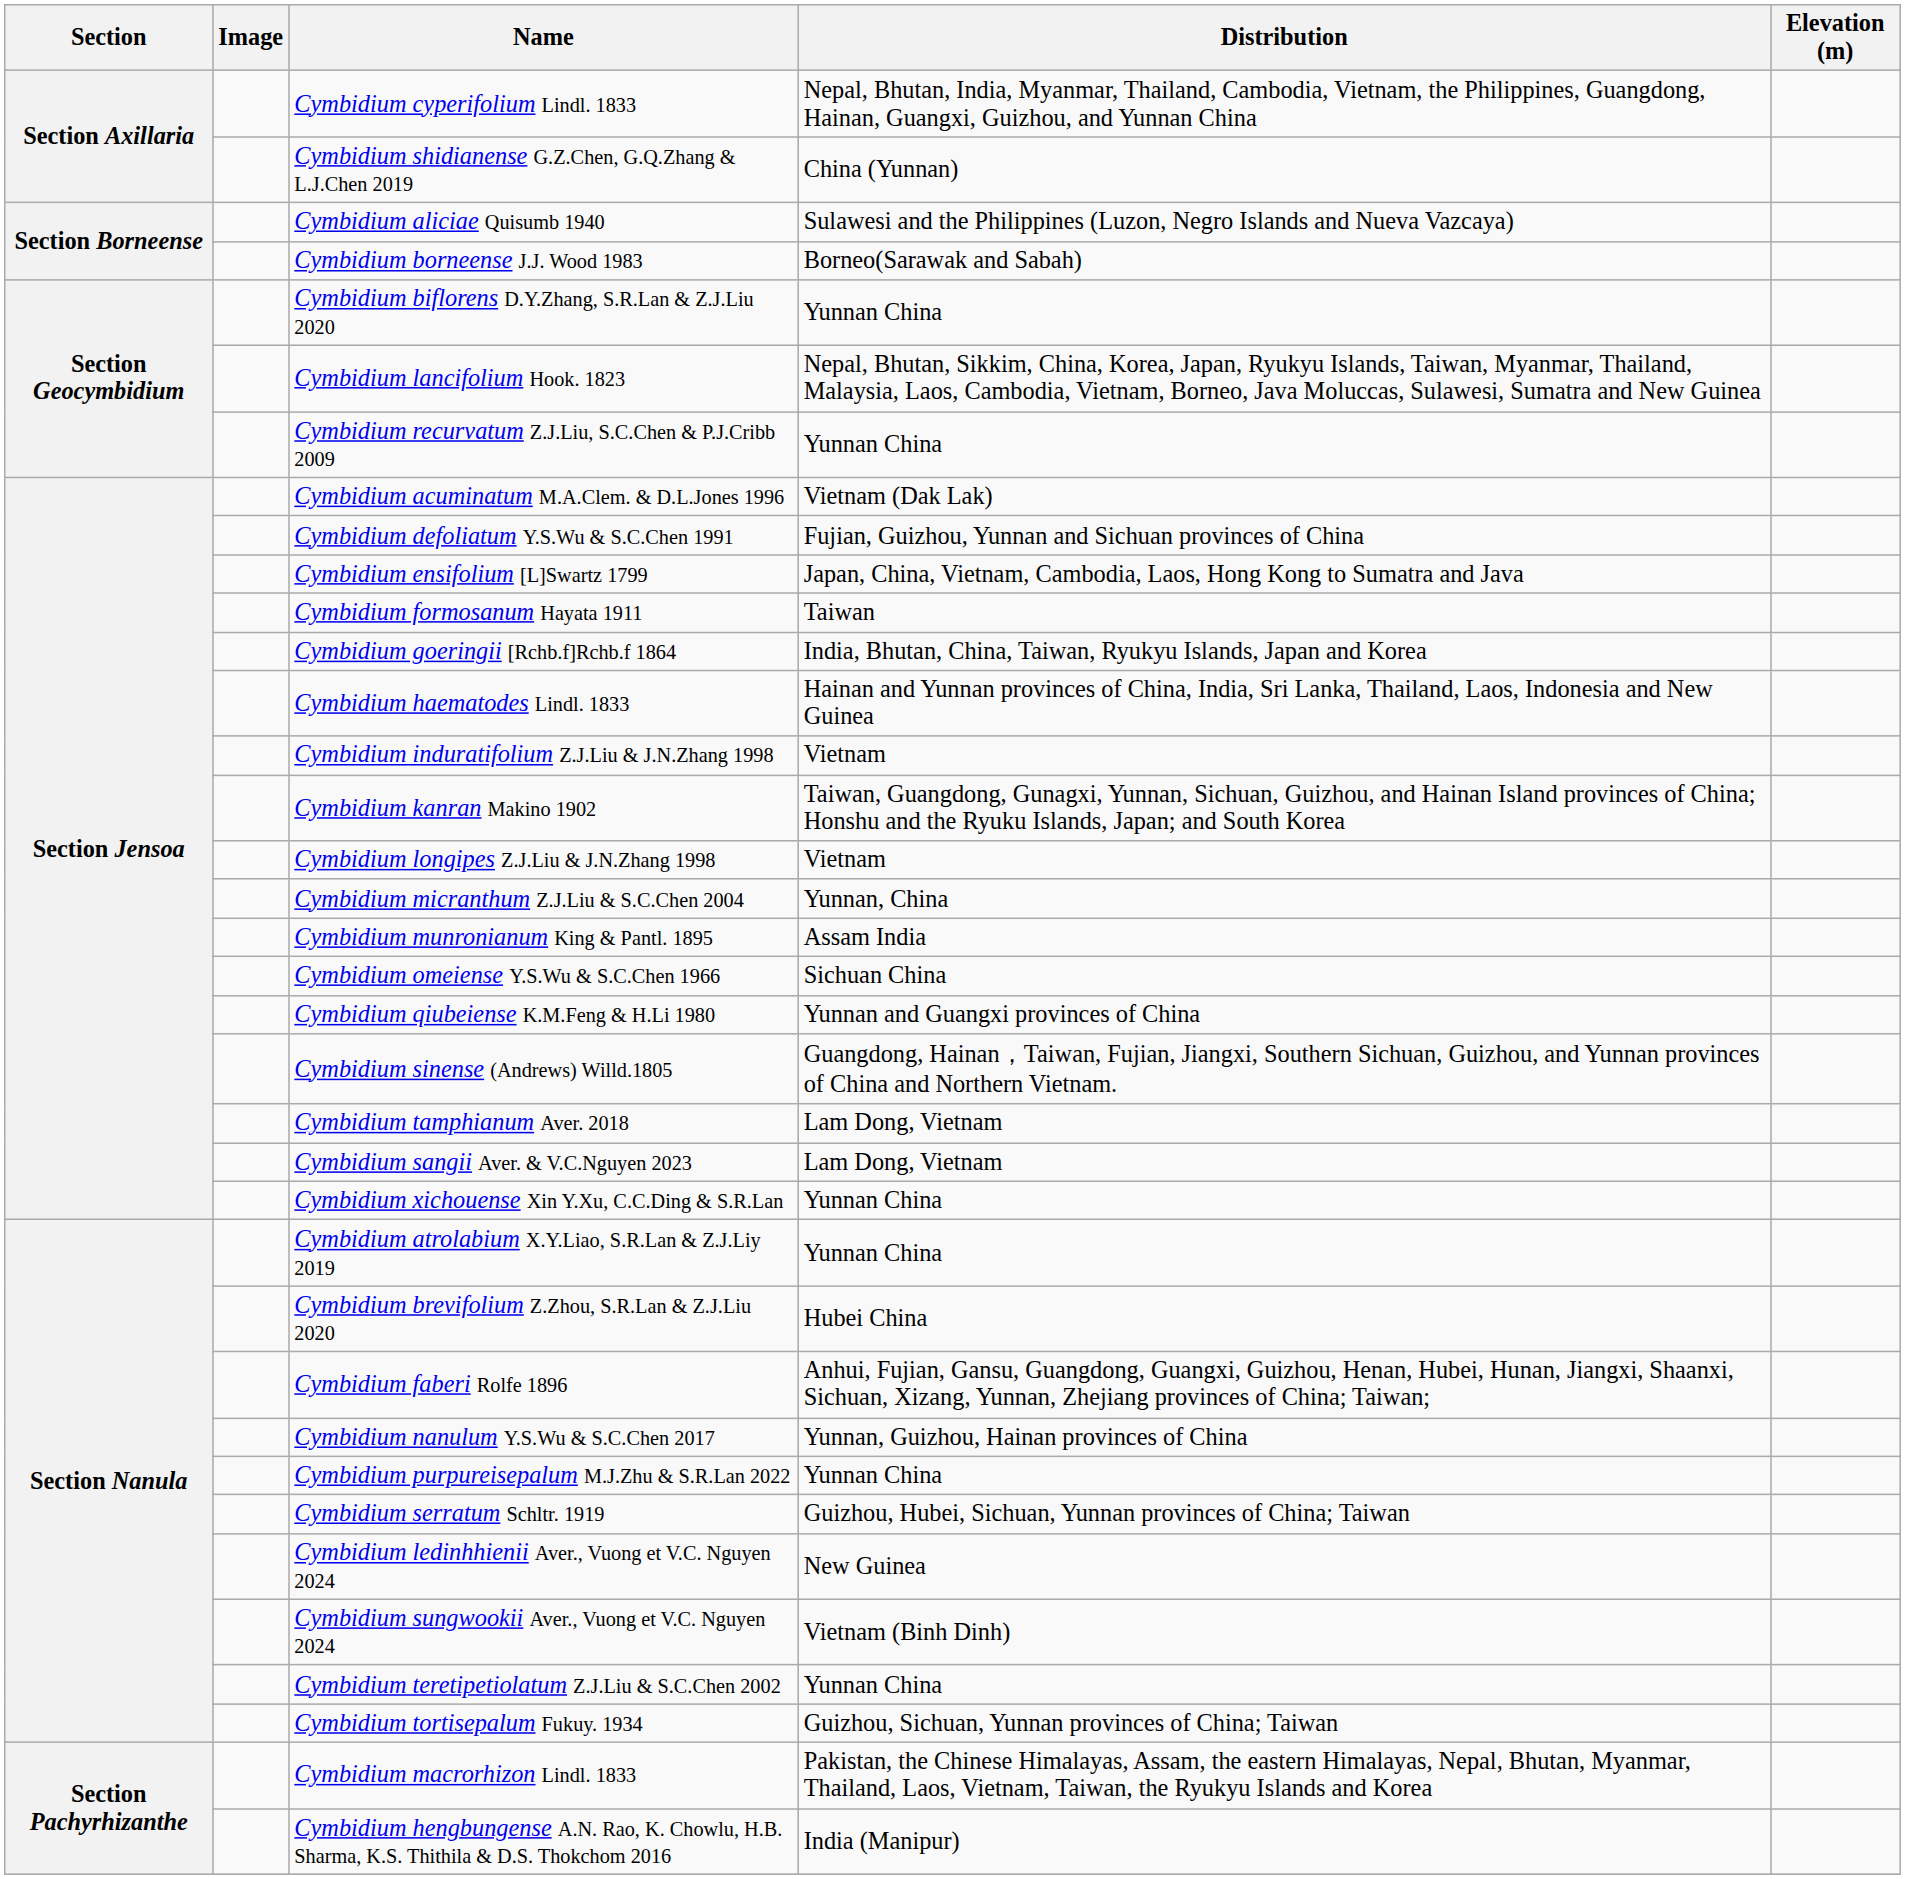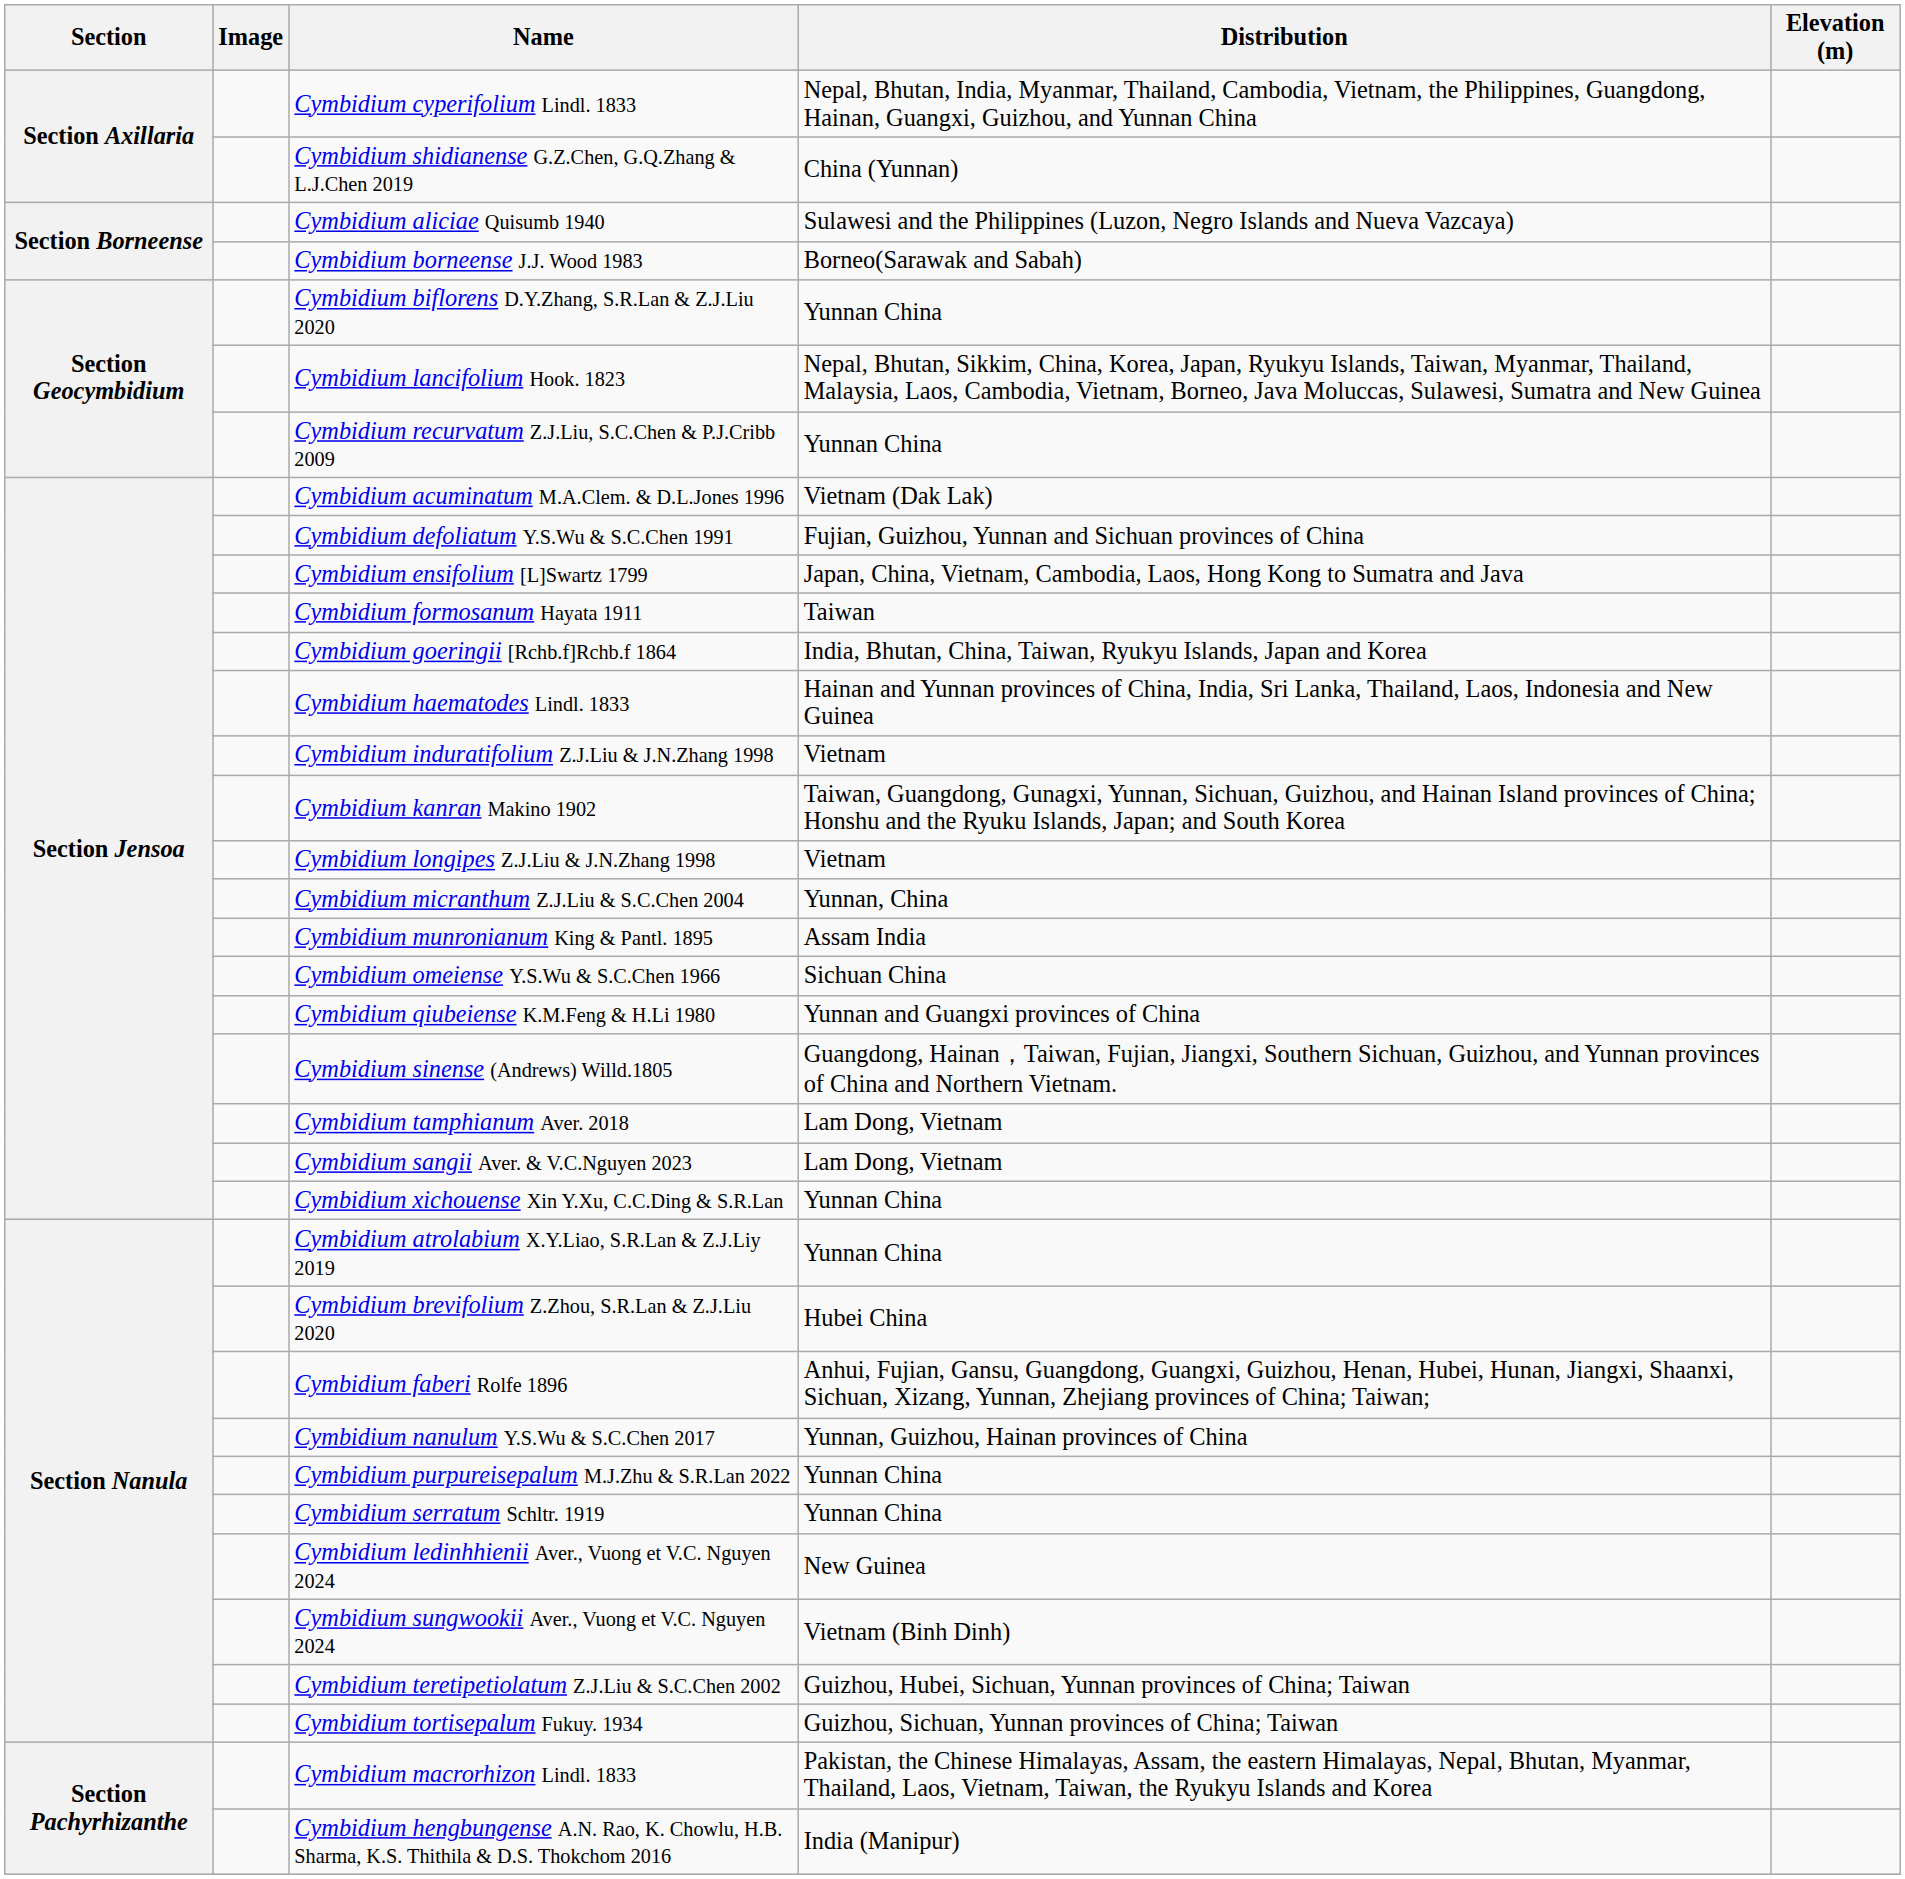(1107, 1513) Guizhou, Hubei, Sichuan, Yunnan provinces of China; Taiwan -> (873, 1513) Yunnan China
(873, 1684) Yunnan China -> (1107, 1684) Guizhou, Hubei, Sichuan, Yunnan provinces of China; Taiwan
